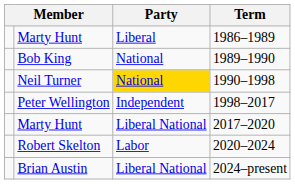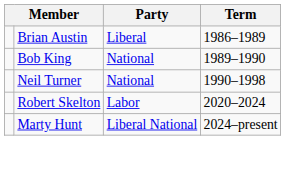(50, 37) Marty Hunt -> (52, 37) Brian Austin
(140, 80) gold background -> (130, 80) no background
- row: (244, 102)
- row: (244, 124)
(52, 168) Brian Austin -> (50, 124) Marty Hunt
